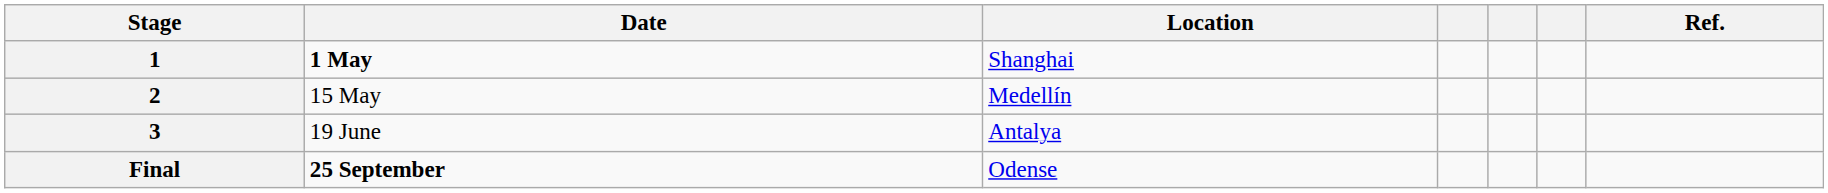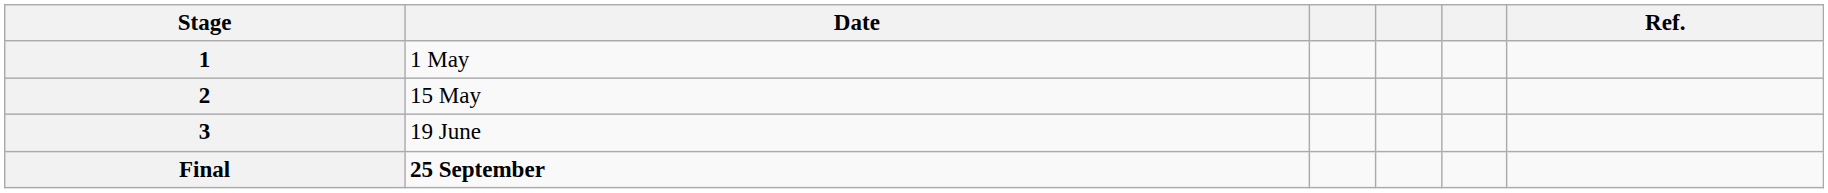- column: (1210, 22)
(341, 59) bold -> (440, 59) normal
